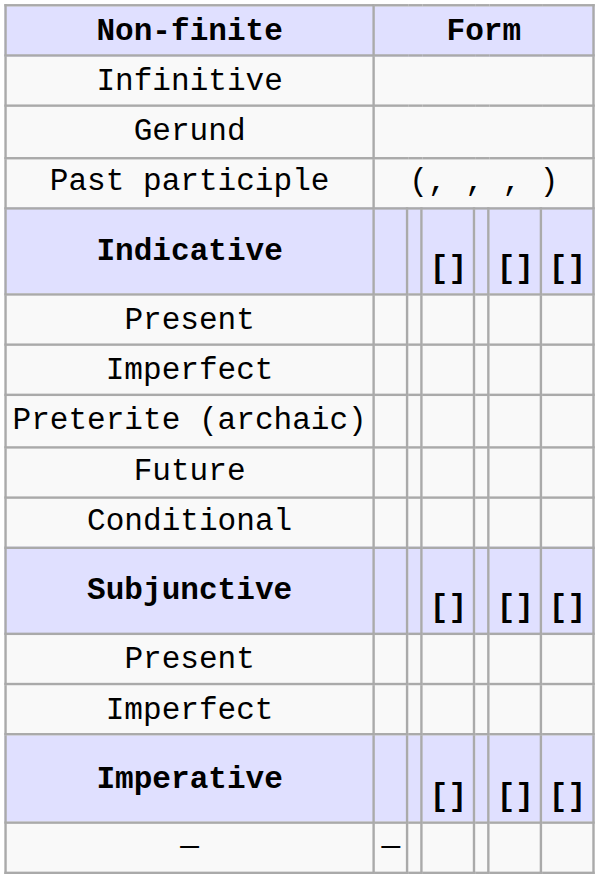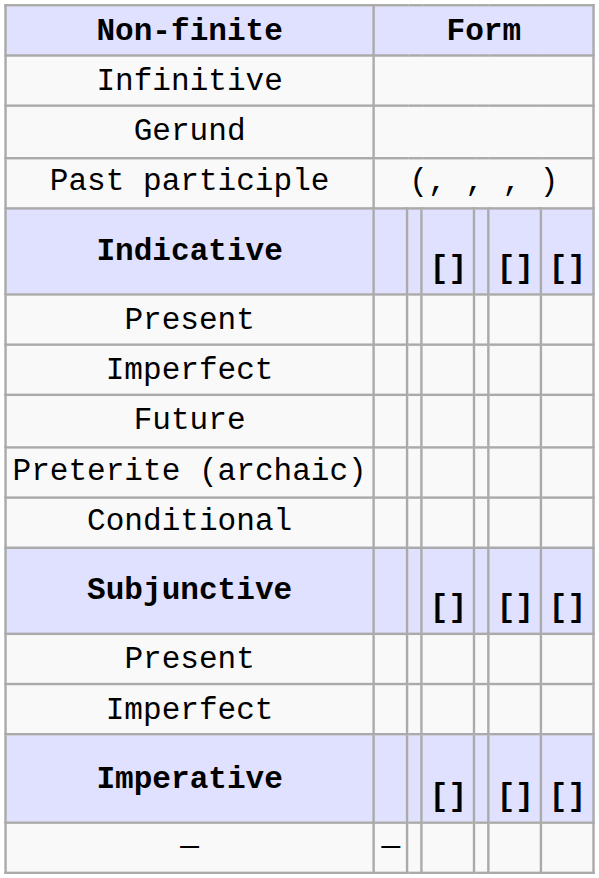rows swapped: (190, 421) <-> (190, 472)
